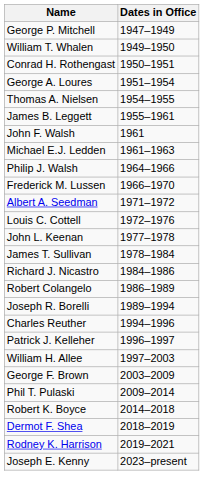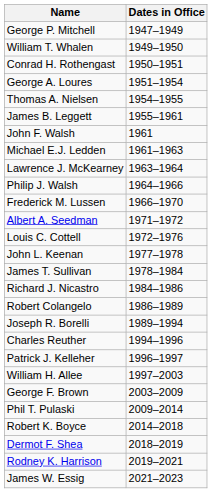+ row: (65, 168)
+ row: (46, 479)
- row: (48, 461)
